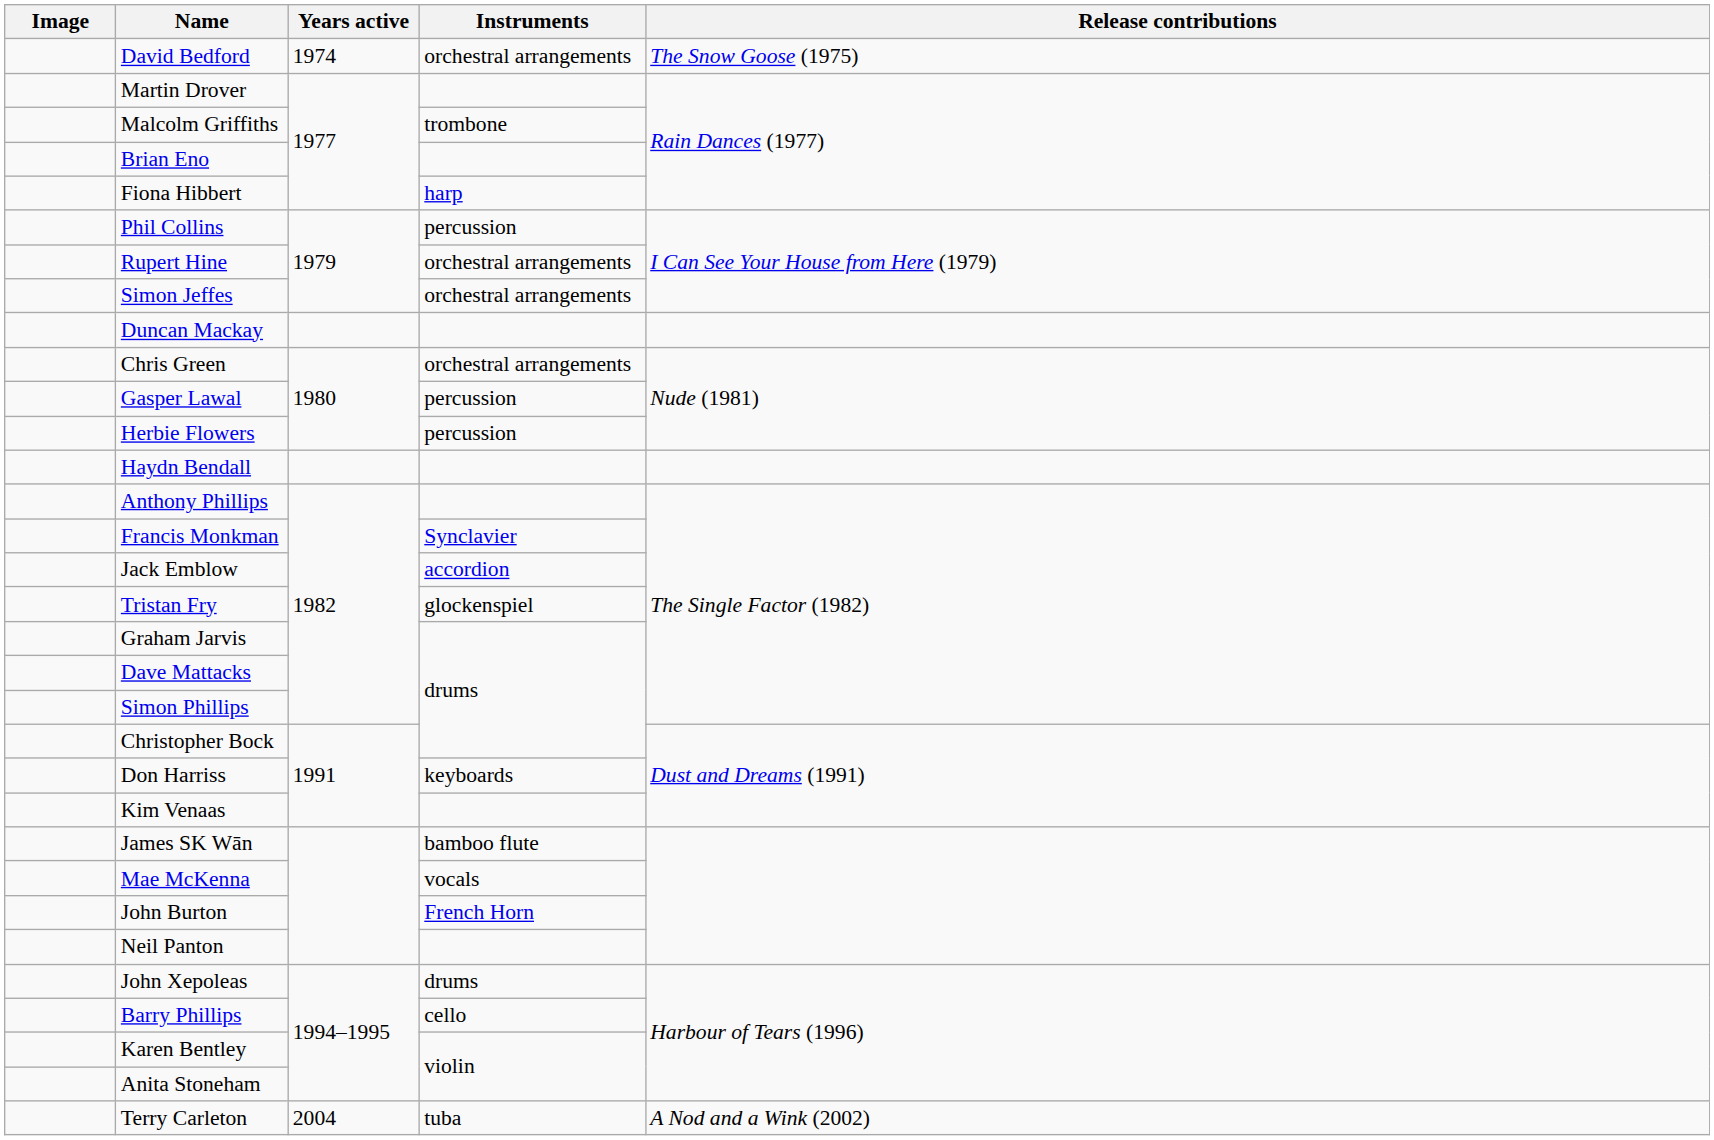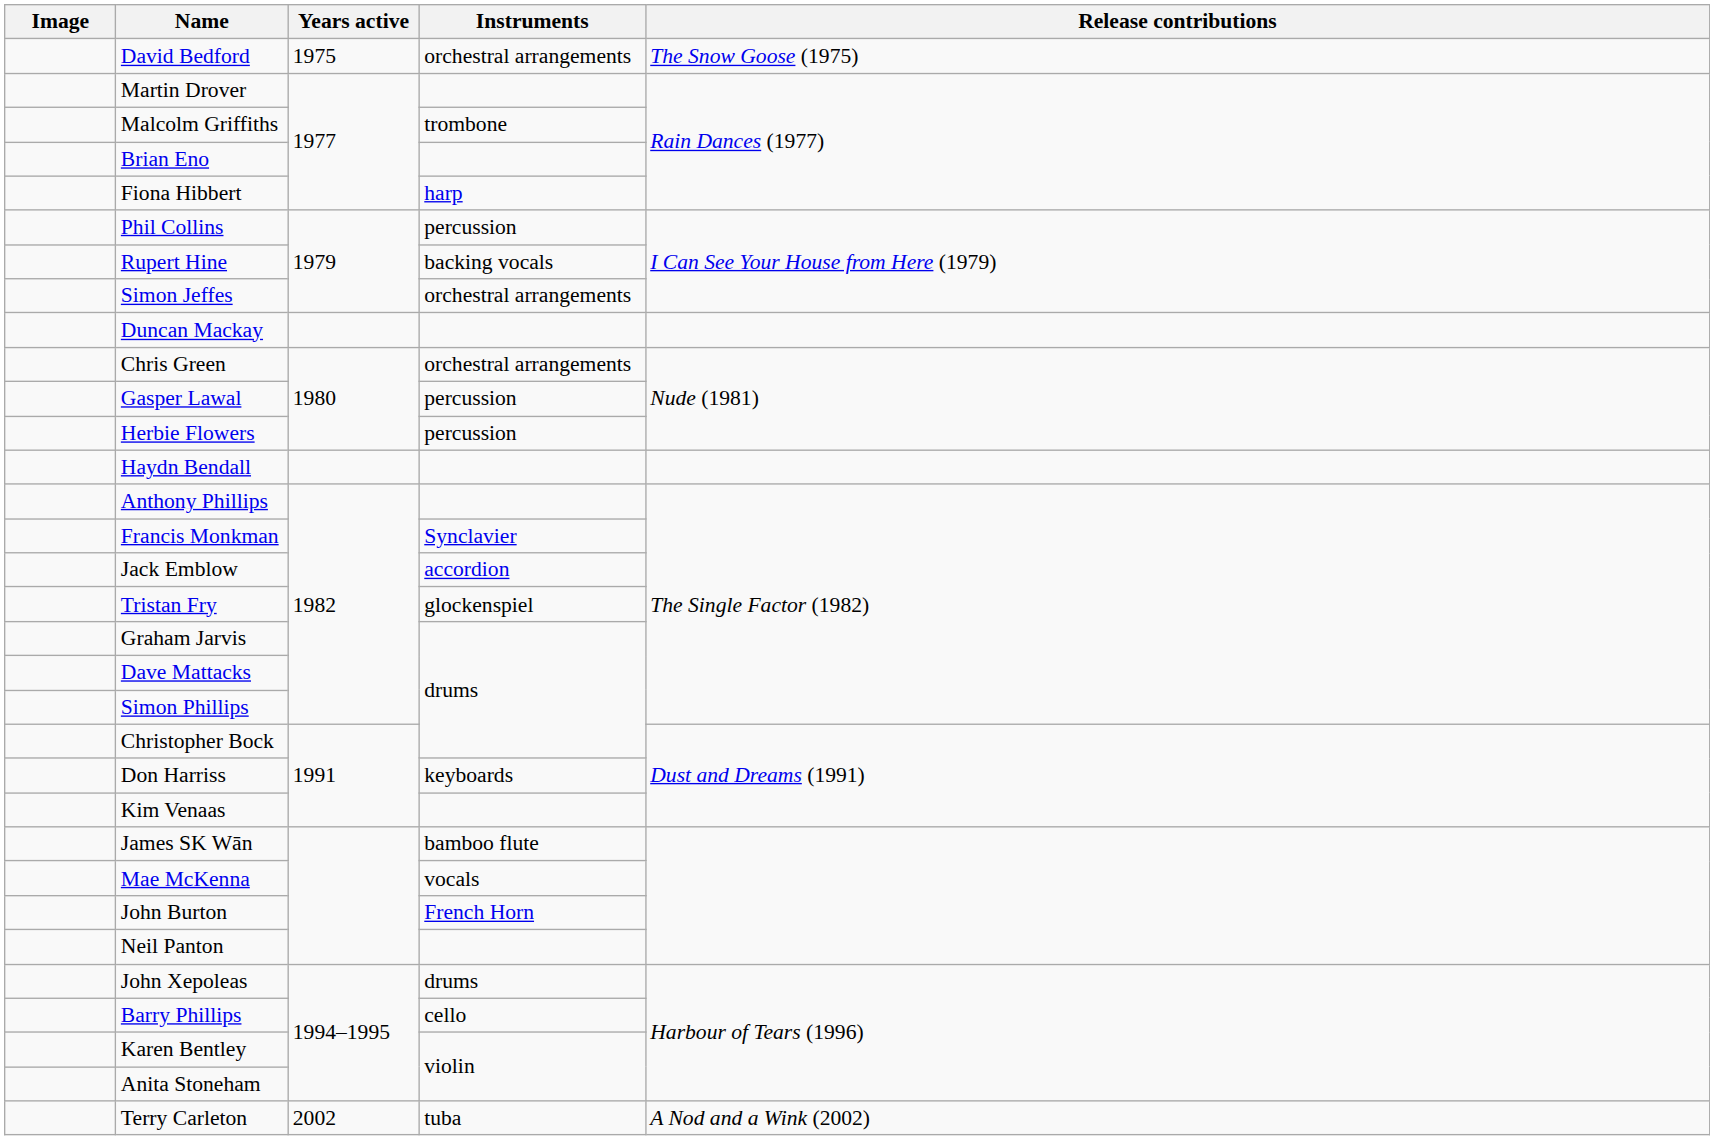(314, 55) 1974 -> (314, 55) 1975
(528, 261) orchestral arrangements -> (489, 261) backing vocals
(314, 1117) 2004 -> (314, 1117) 2002
